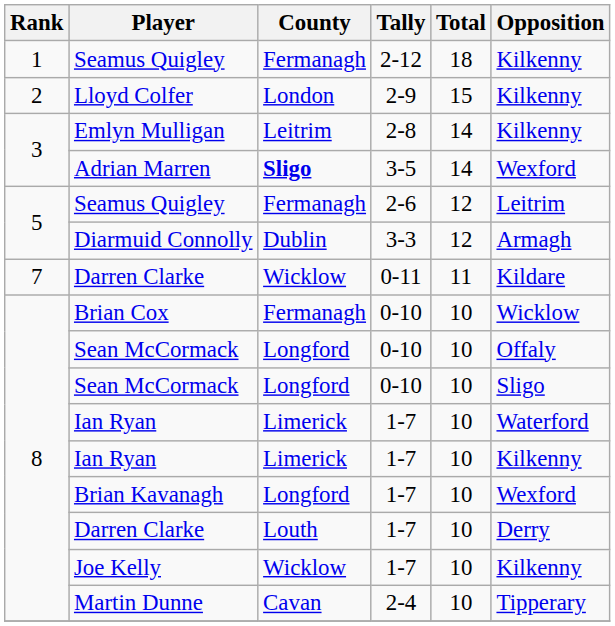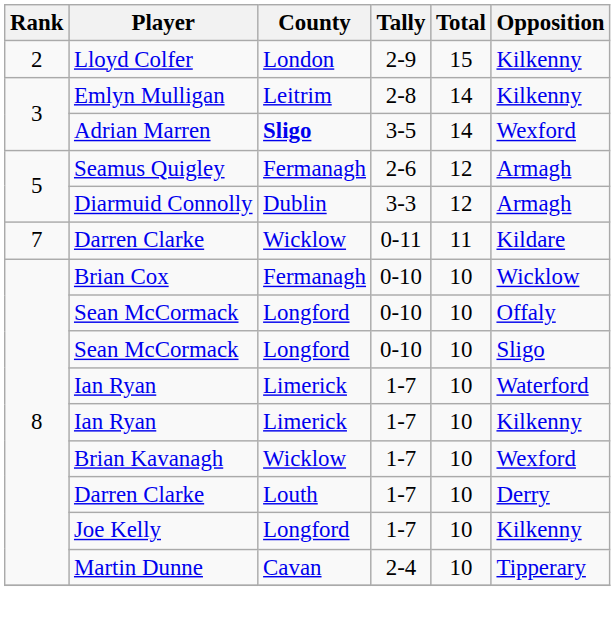- row: (149, 58)
(531, 204) Leitrim -> (534, 167) Armagh
(306, 494) Longford -> (305, 458) Wicklow
(305, 566) Wicklow -> (306, 530) Longford
